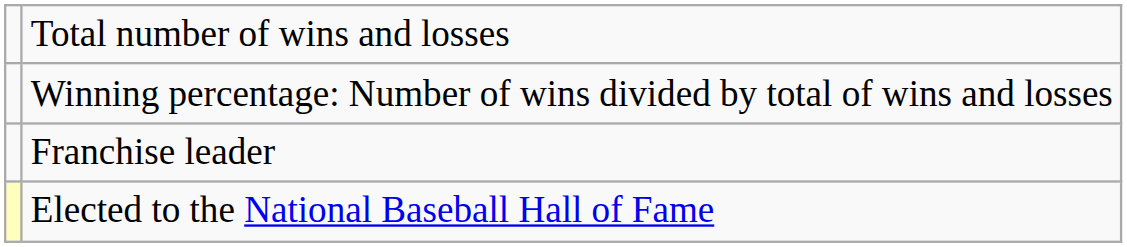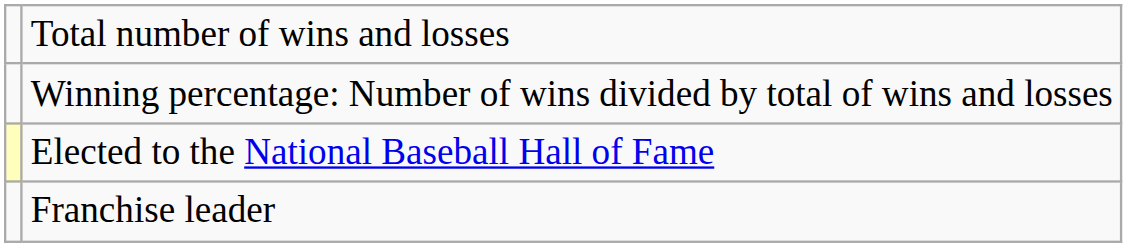rows swapped: (153, 151) <-> (373, 210)
